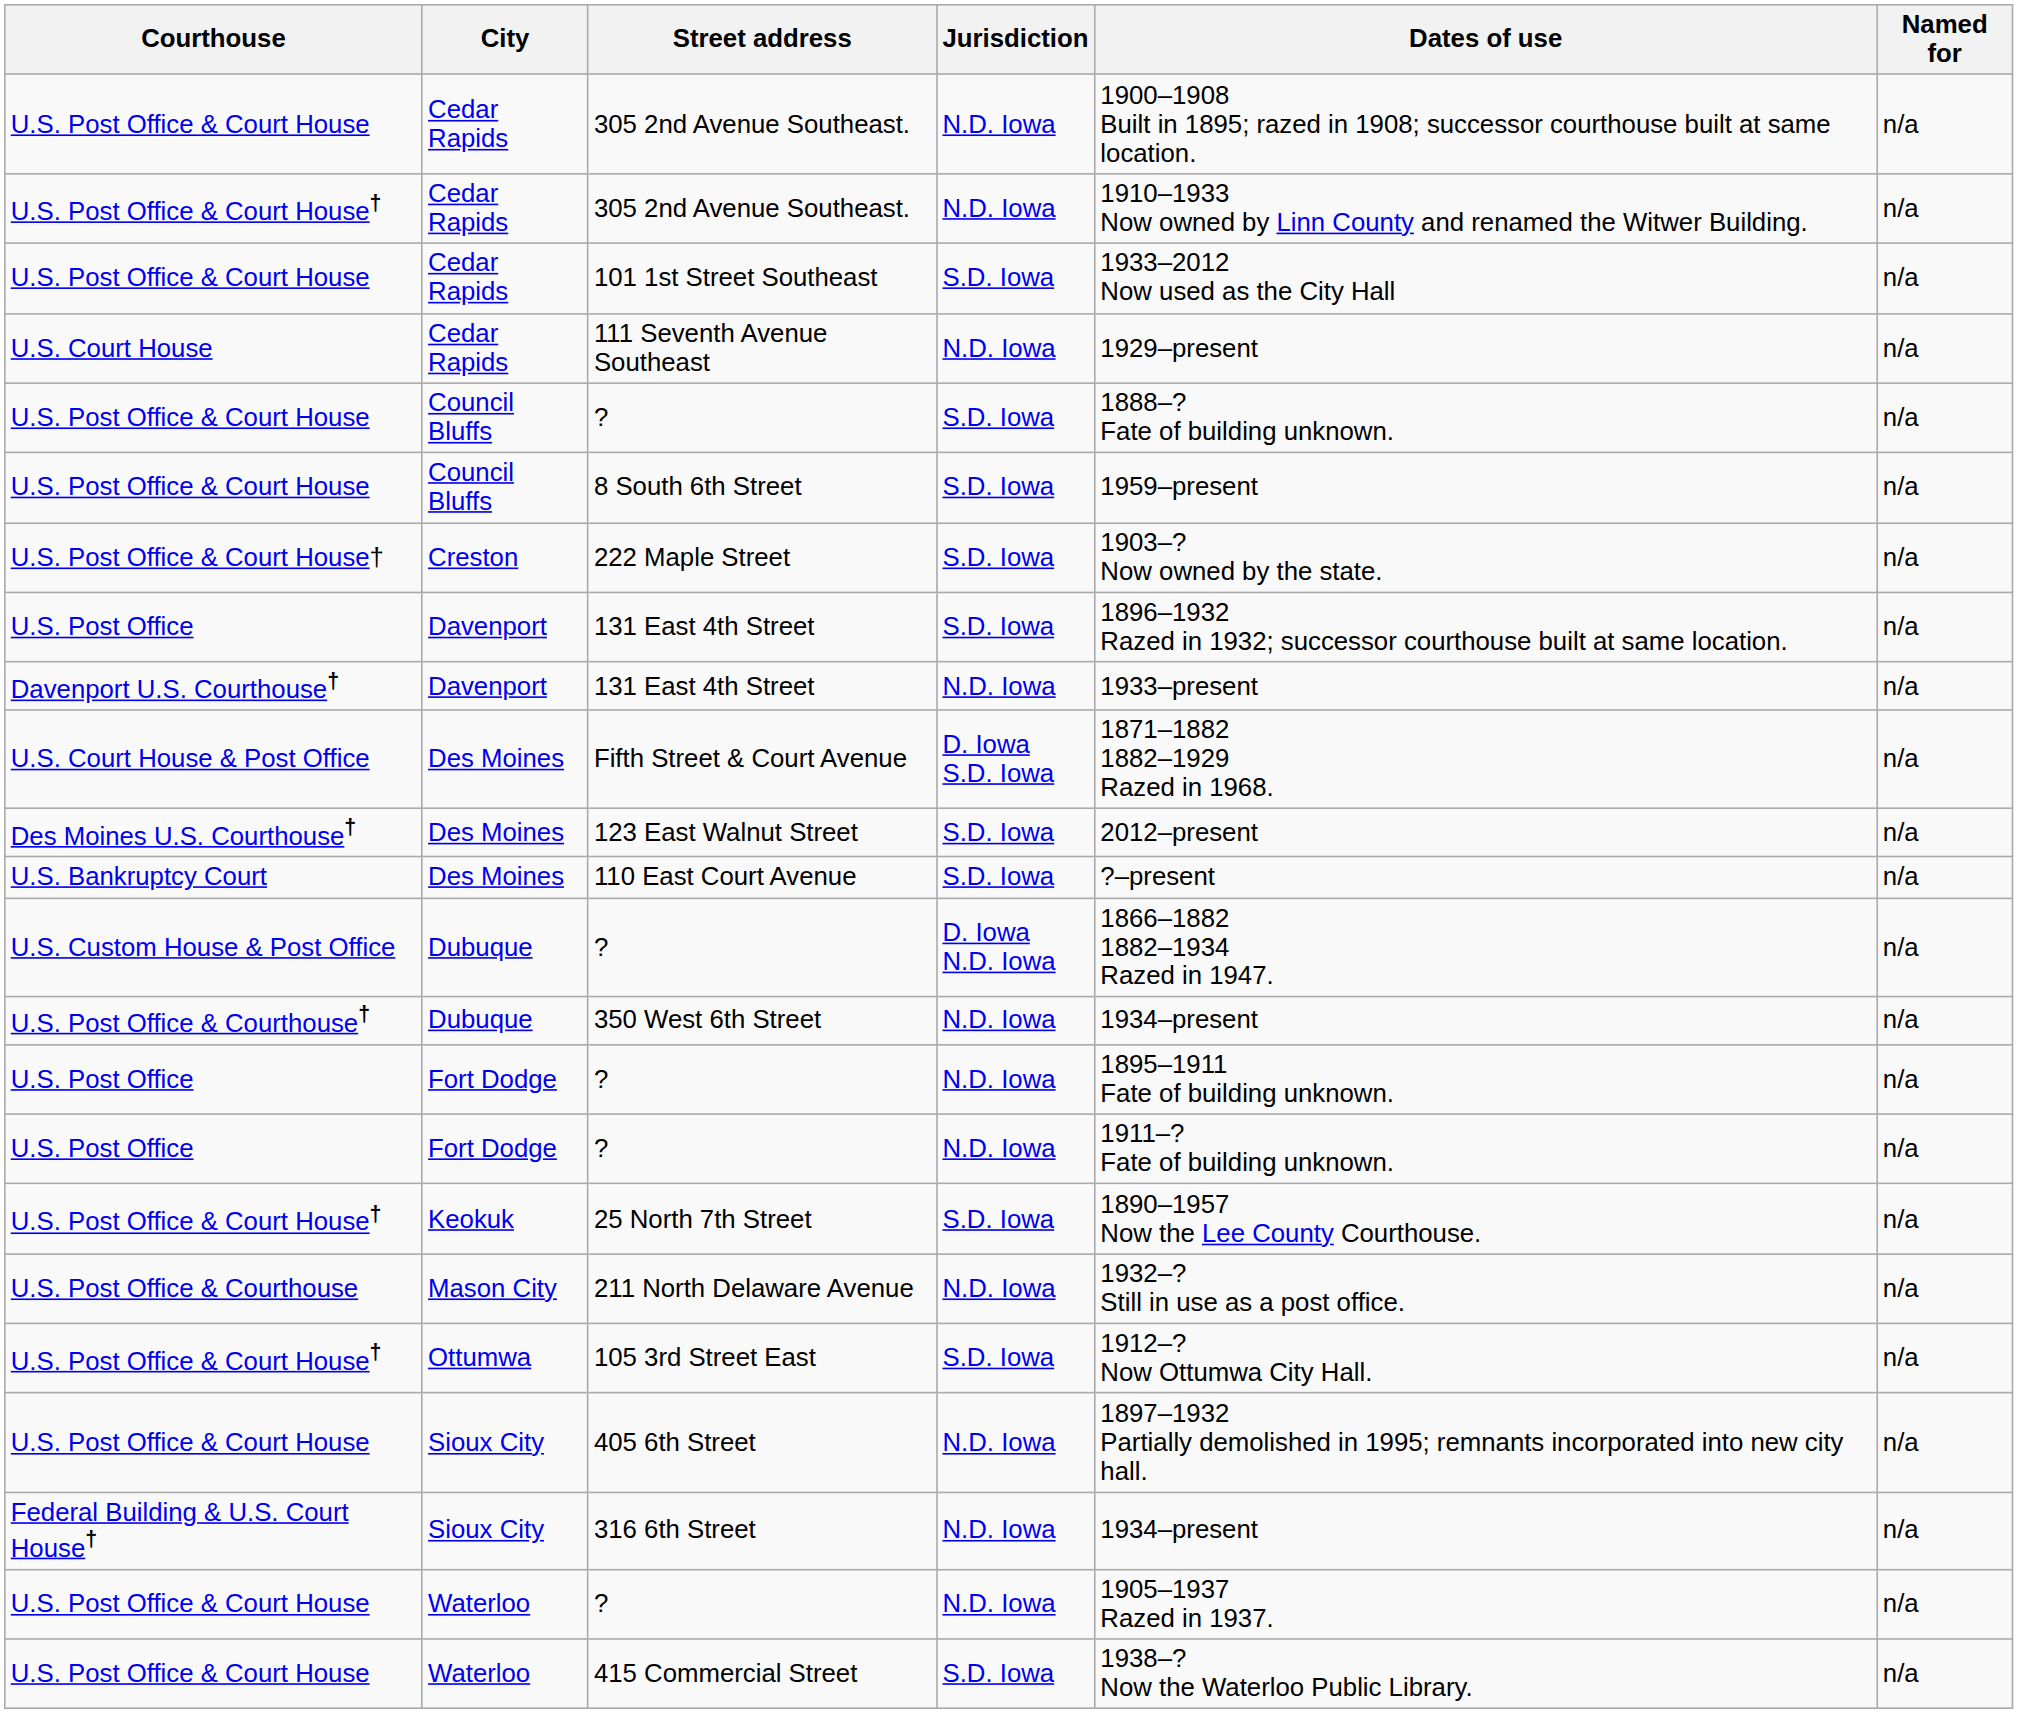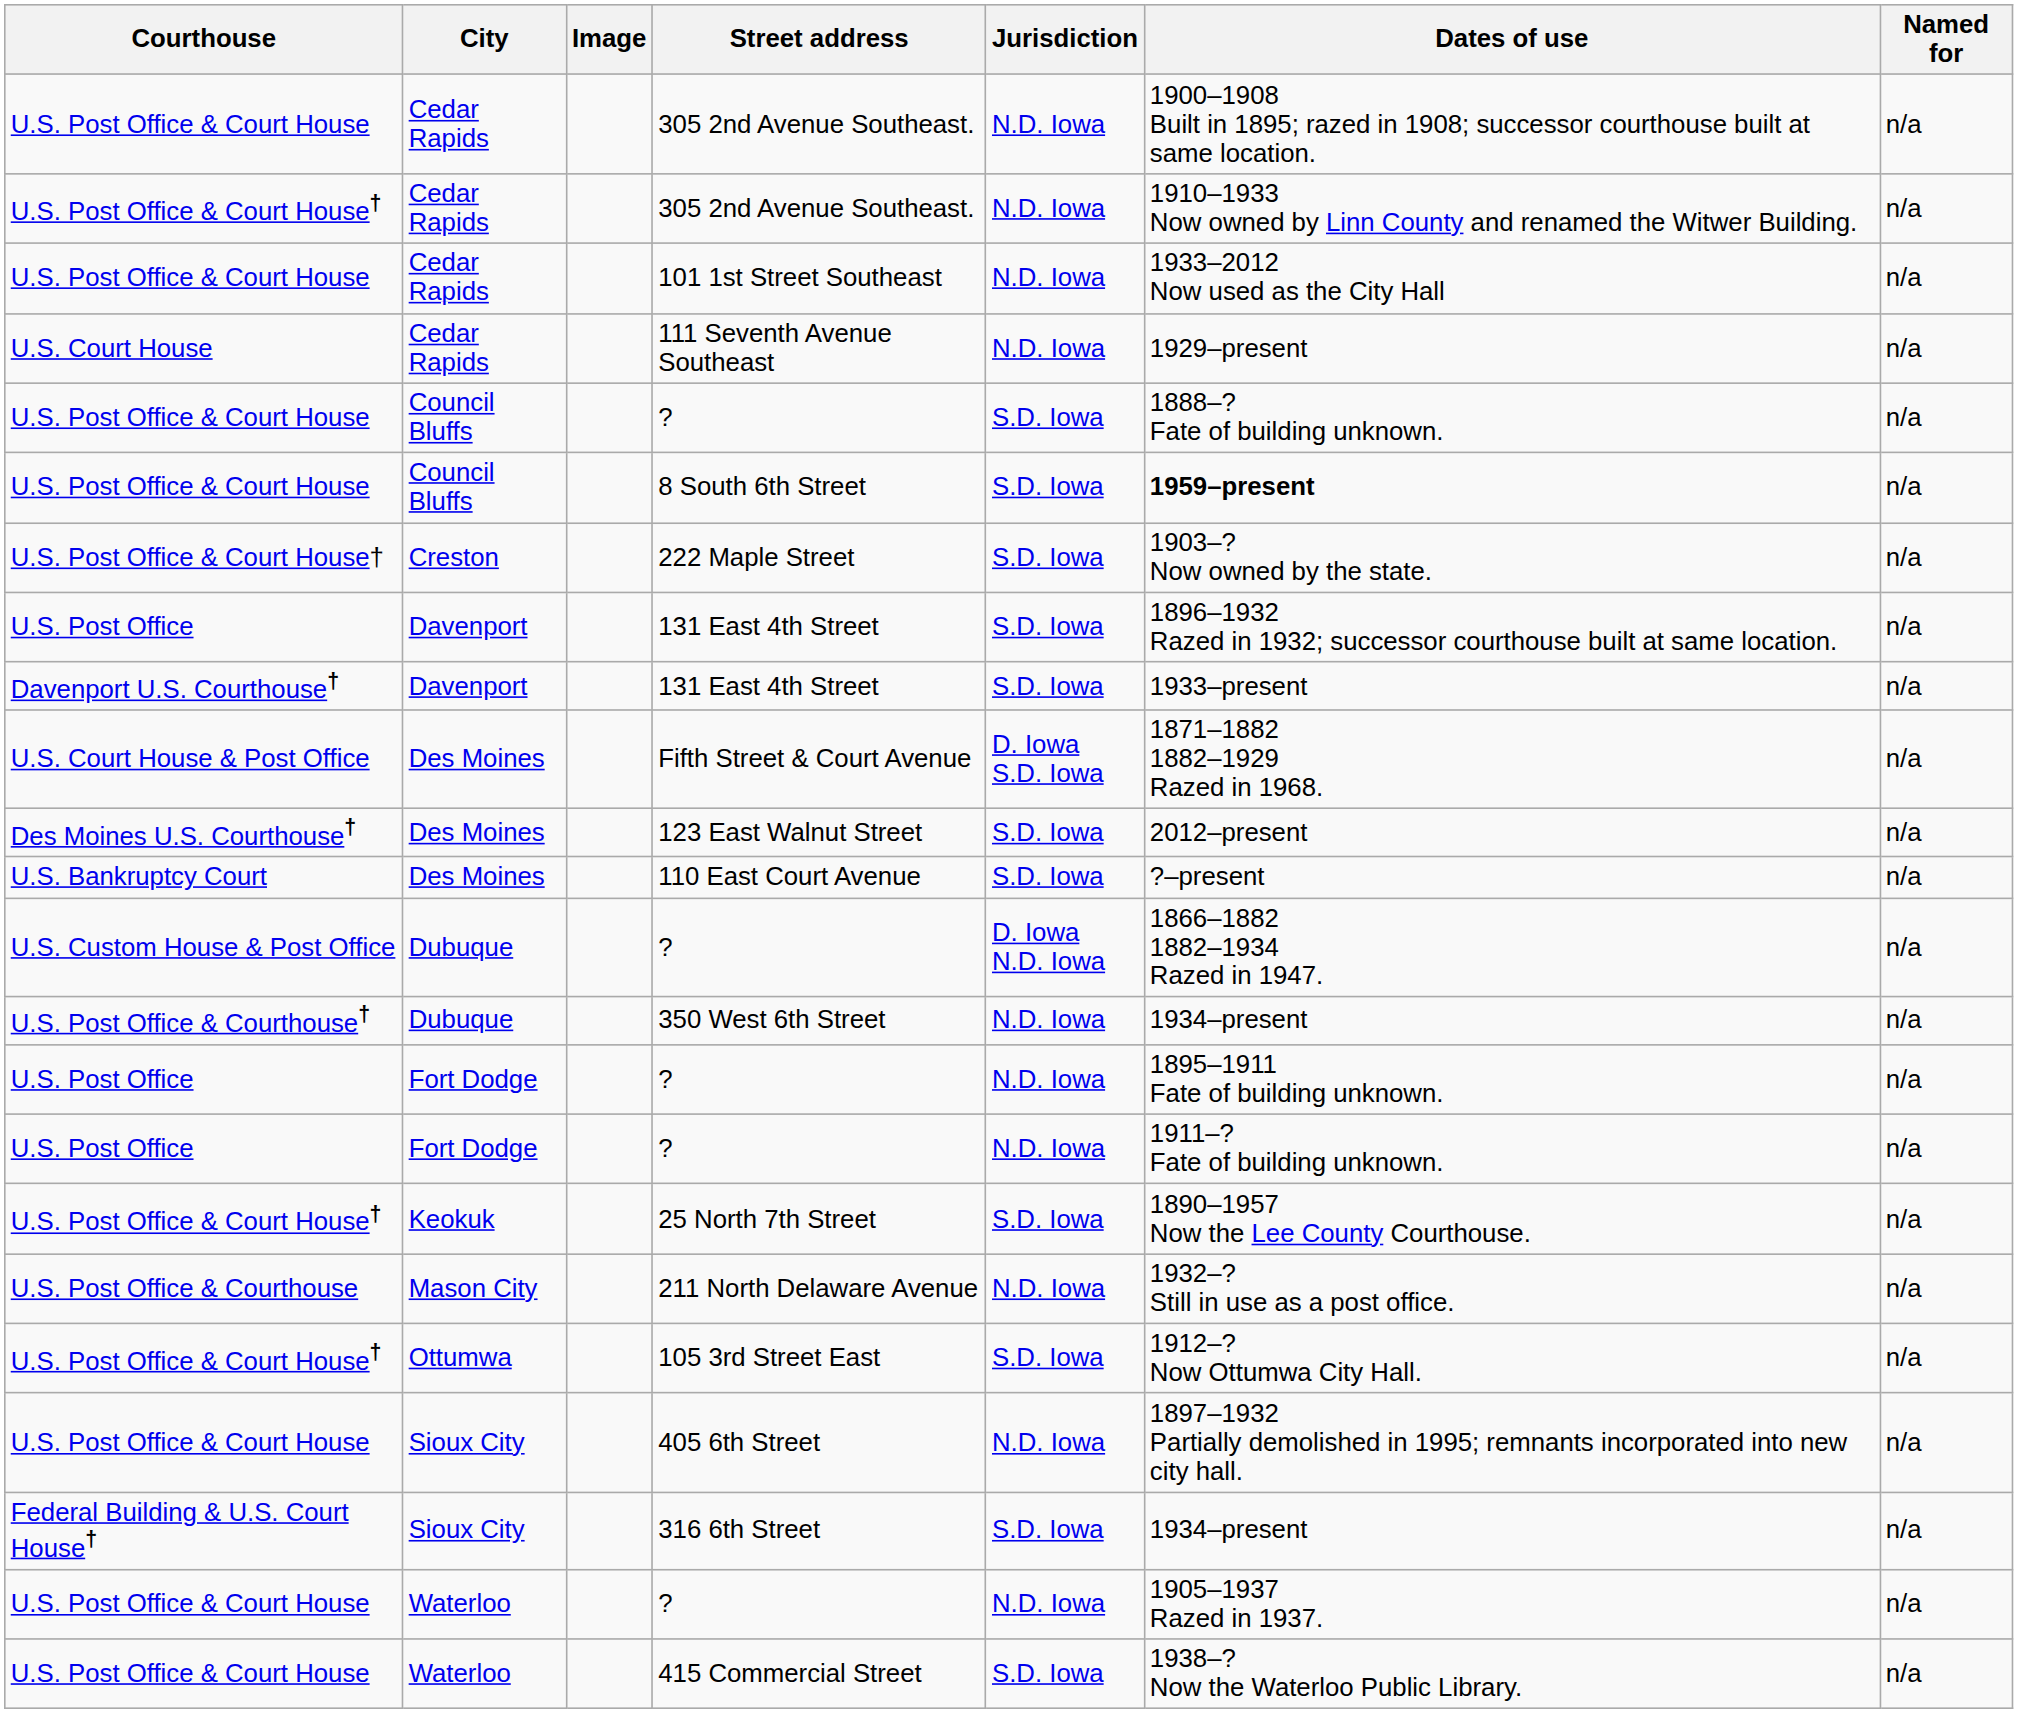+ column: (609, 39)
(998, 277) S.D. Iowa -> (1049, 277) N.D. Iowa
(1179, 487) normal -> (1232, 487) bold
(999, 685) N.D. Iowa -> (1048, 685) S.D. Iowa
(999, 1530) N.D. Iowa -> (1048, 1530) S.D. Iowa
